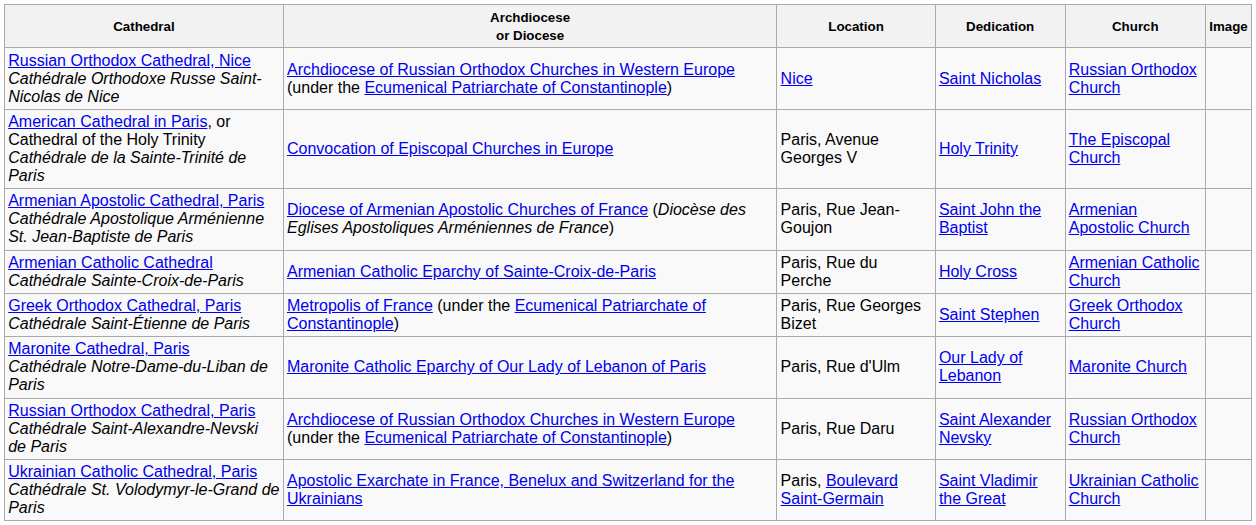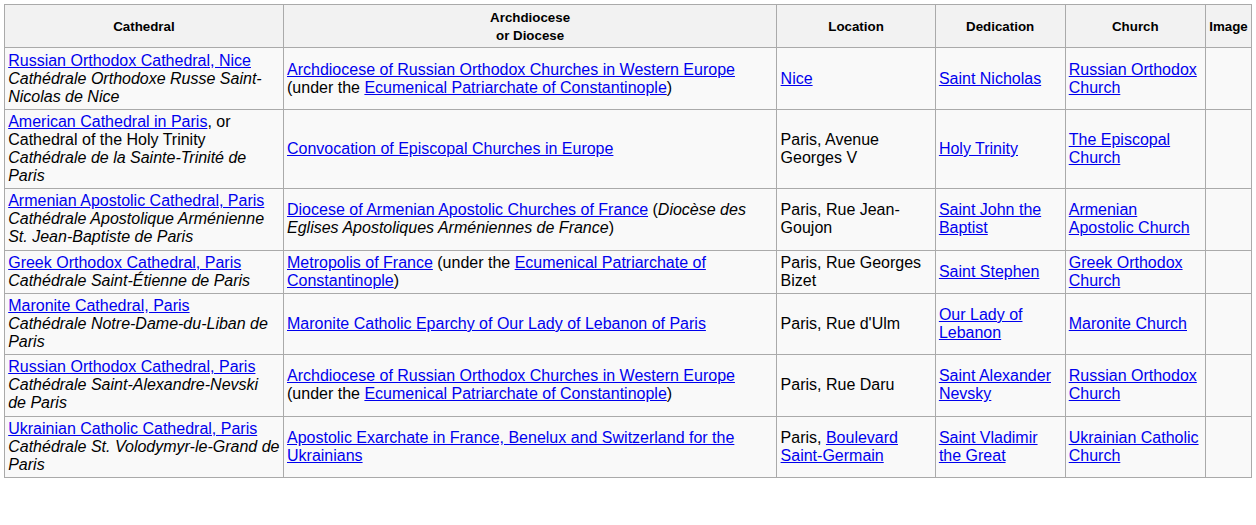- row: (126, 271)
